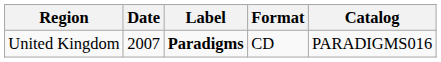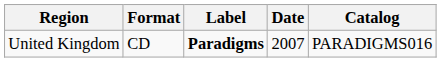columns swapped: (144, 17) <-> (278, 17)
